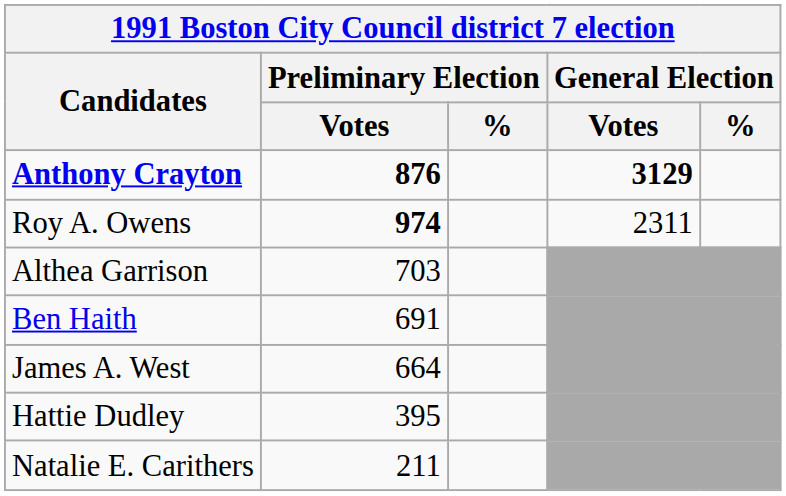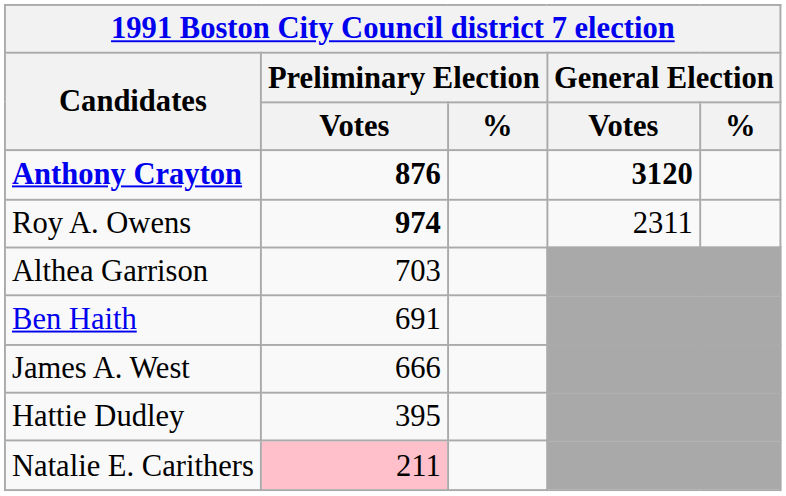(662, 174) 3129 -> (662, 174) 3120
(418, 367) 664 -> (418, 367) 666
(418, 464) no background -> (418, 464) pink background
